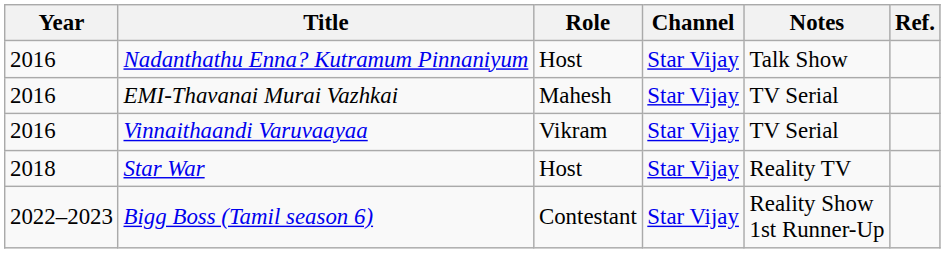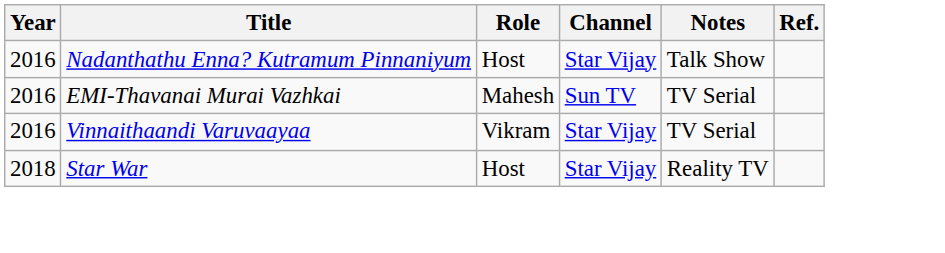(693, 95) Star Vijay -> (600, 95) Sun TV
- row: (248, 216)
